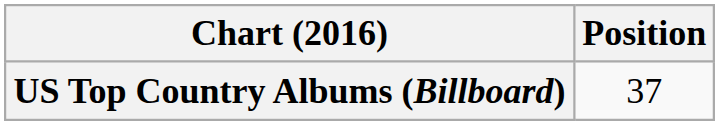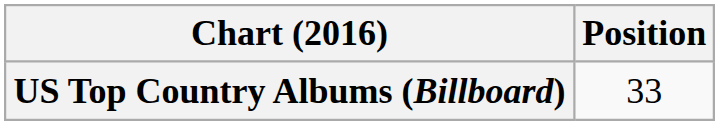(644, 90) 37 -> (644, 90) 33
